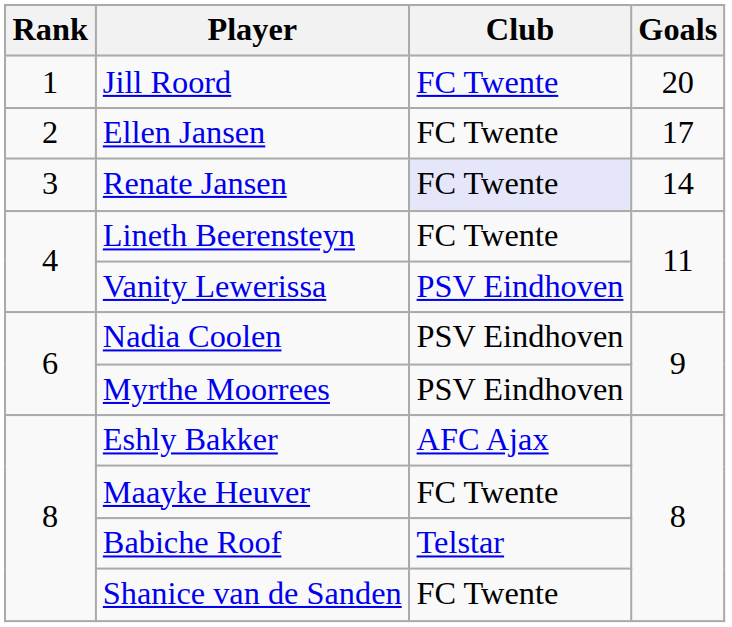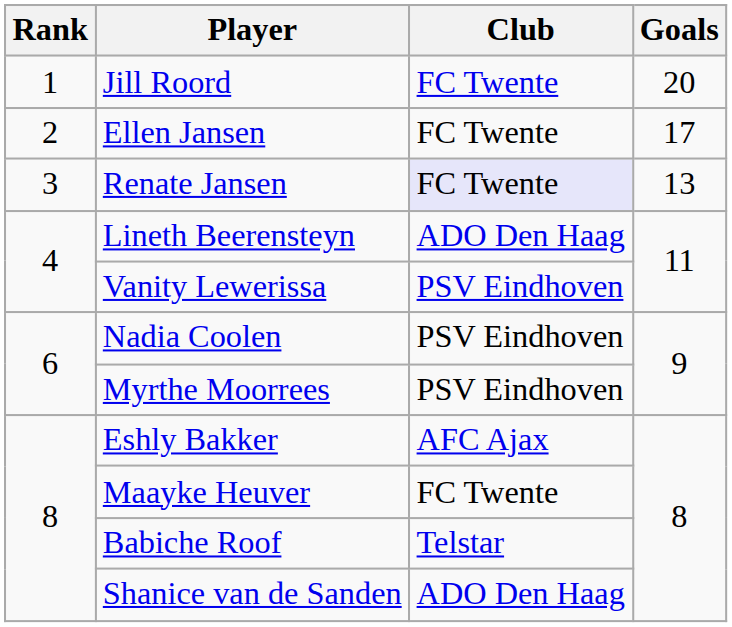(678, 183) 14 -> (679, 183) 13
(487, 235) FC Twente -> (521, 235) ADO Den Haag
(487, 593) FC Twente -> (521, 593) ADO Den Haag
